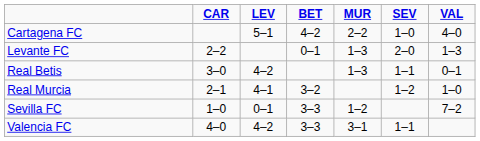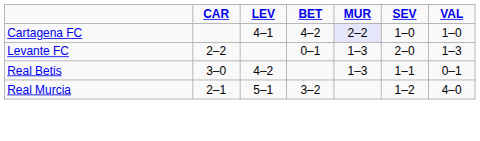(263, 33) 5–1 -> (263, 33) 4–1
(357, 33) no background -> (357, 33) lavender background
(452, 33) 4–0 -> (452, 33) 1–0
(263, 90) 4–1 -> (263, 90) 5–1
(452, 90) 1–0 -> (452, 90) 4–0
- row: (34, 109)
- row: (39, 128)
